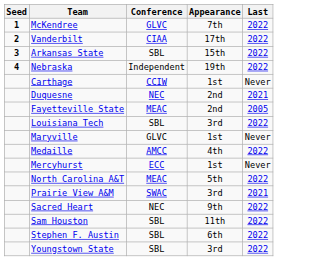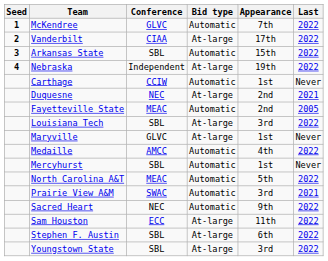+ column: (212, 11)
(157, 165) ECC -> (157, 165) SBL
(157, 221) SBL -> (157, 221) ECC
